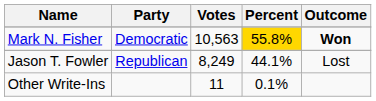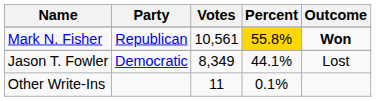(151, 38) Democratic -> (151, 38) Republican
(216, 38) 10,563 -> (216, 38) 10,561
(151, 61) Republican -> (151, 61) Democratic
(216, 61) 8,249 -> (216, 61) 8,349
